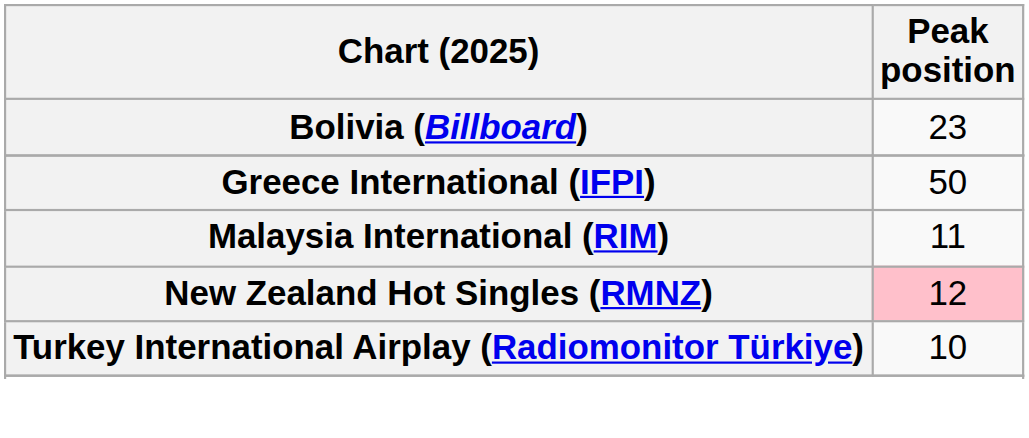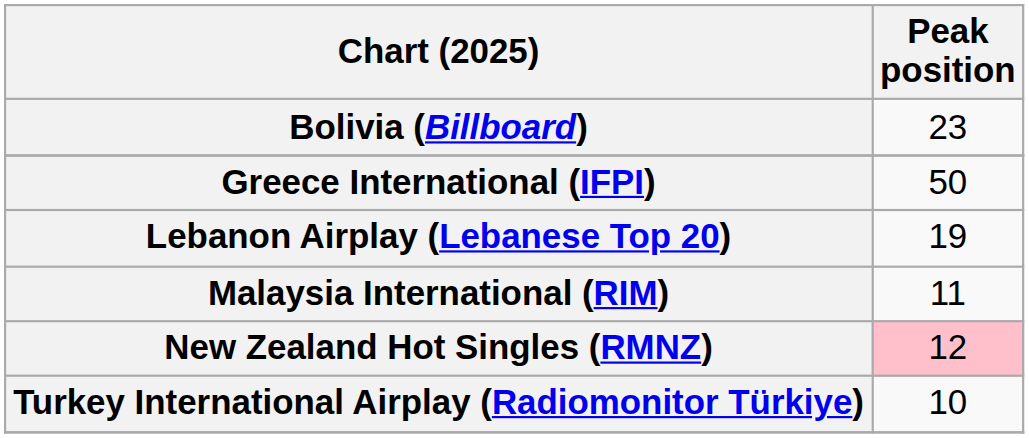+ row: (439, 237)
